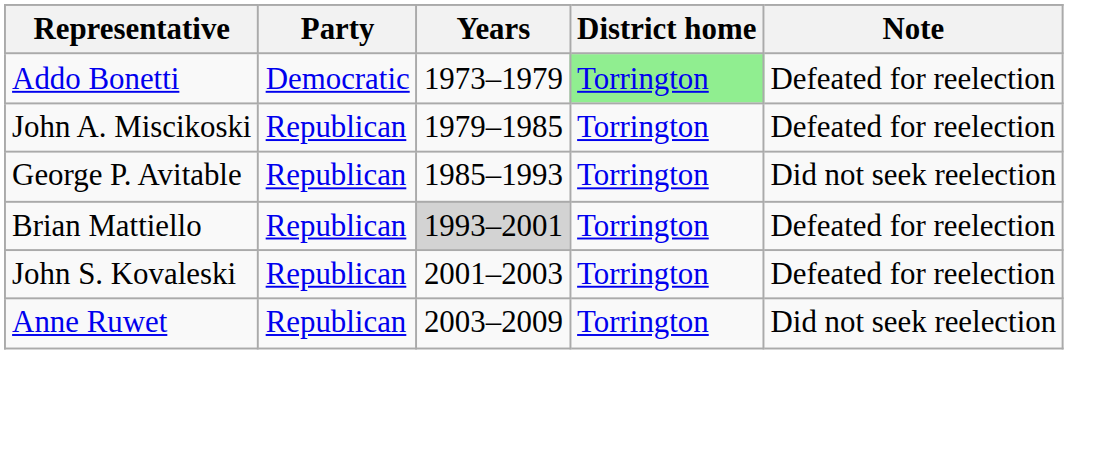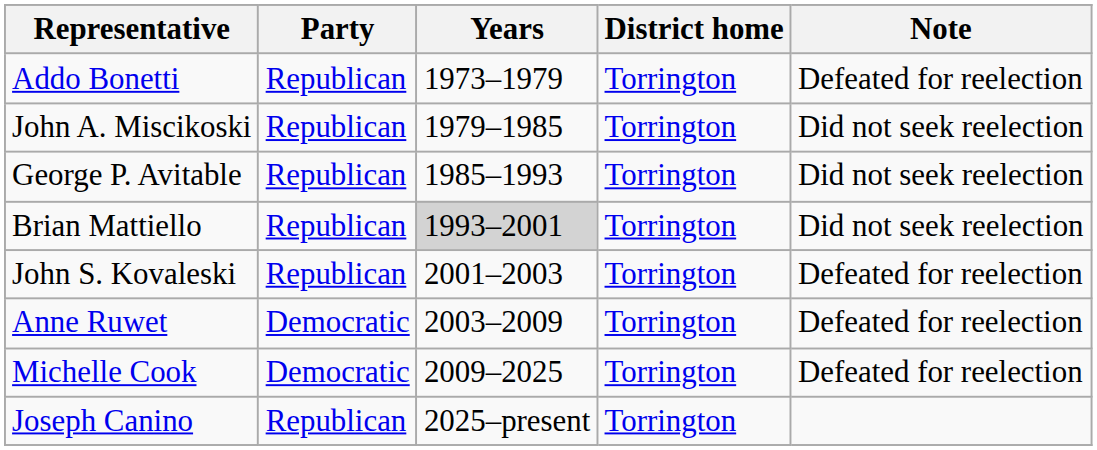(338, 77) Democratic -> (336, 77) Republican
(643, 77) lightgreen background -> (670, 77) no background
(913, 126) Defeated for reelection -> (941, 126) Did not seek reelection
(913, 224) Defeated for reelection -> (941, 224) Did not seek reelection
(336, 322) Republican -> (338, 322) Democratic
(913, 322) Did not seek reelection -> (940, 322) Defeated for reelection
+ row: (104, 371)
+ row: (103, 420)
